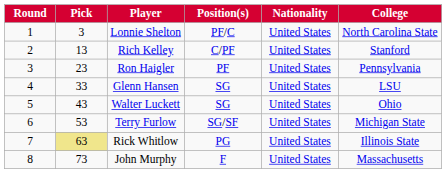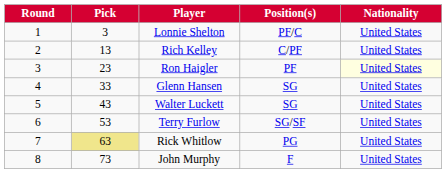- column: (390, 13)
(300, 68) no background -> (391, 68) lightyellow background
